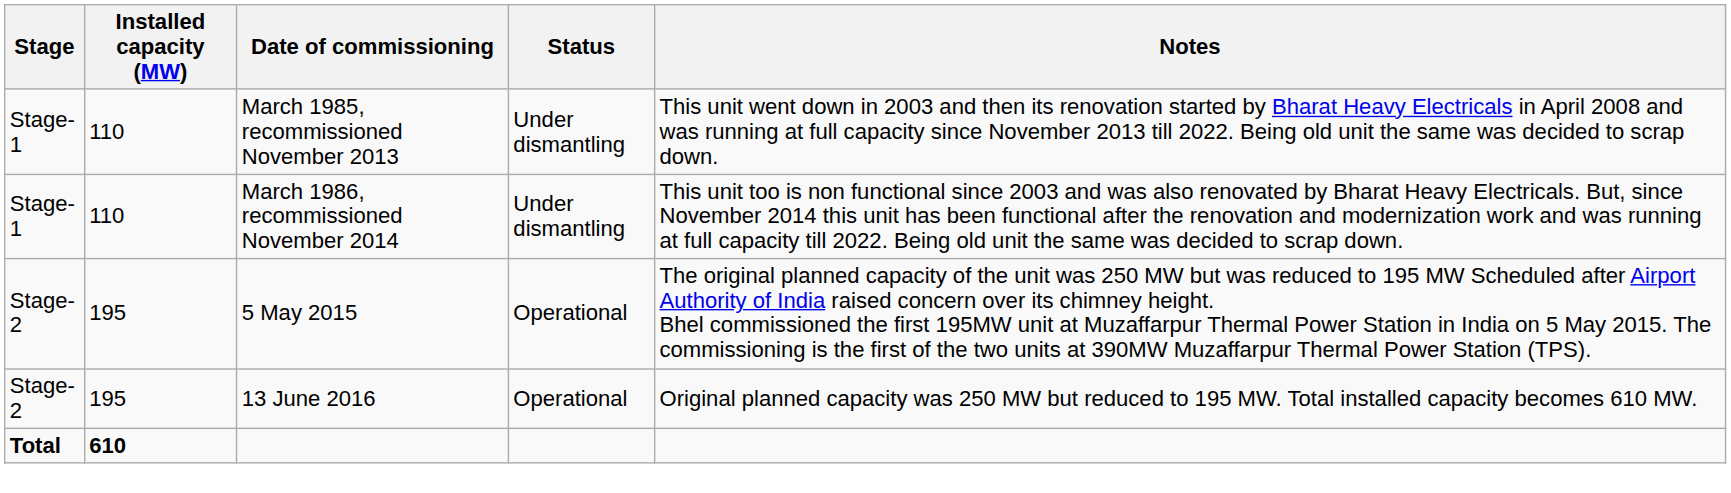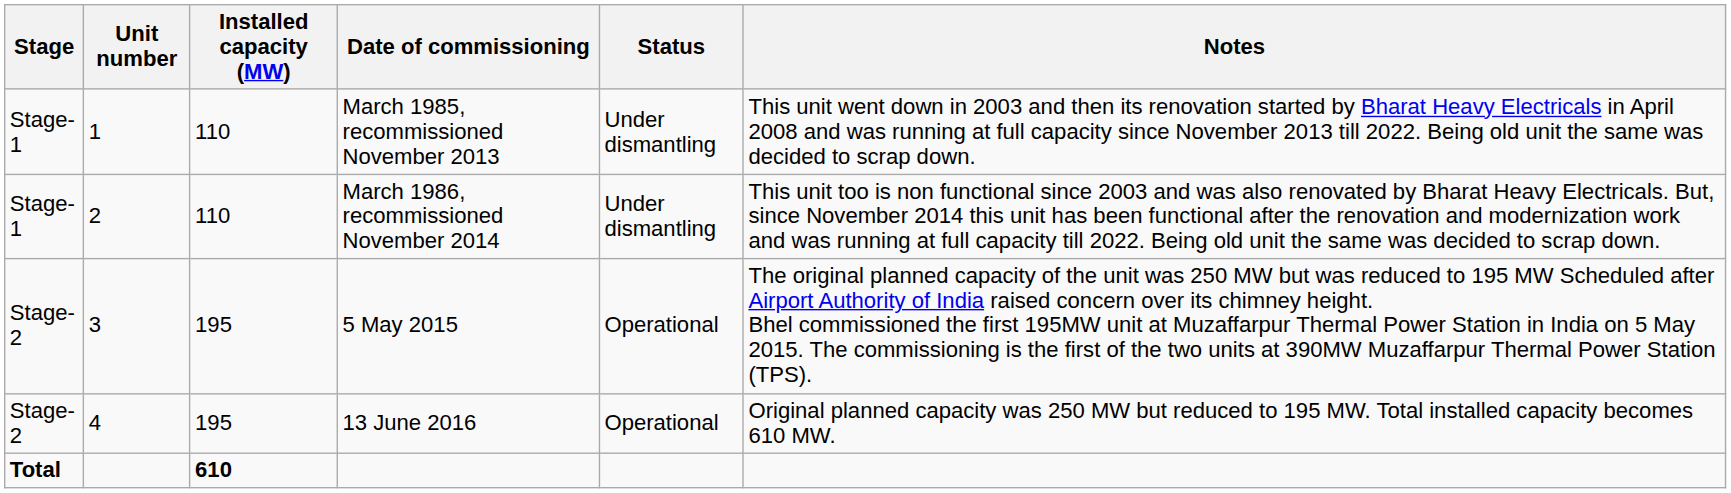+ column: (137, 46)
